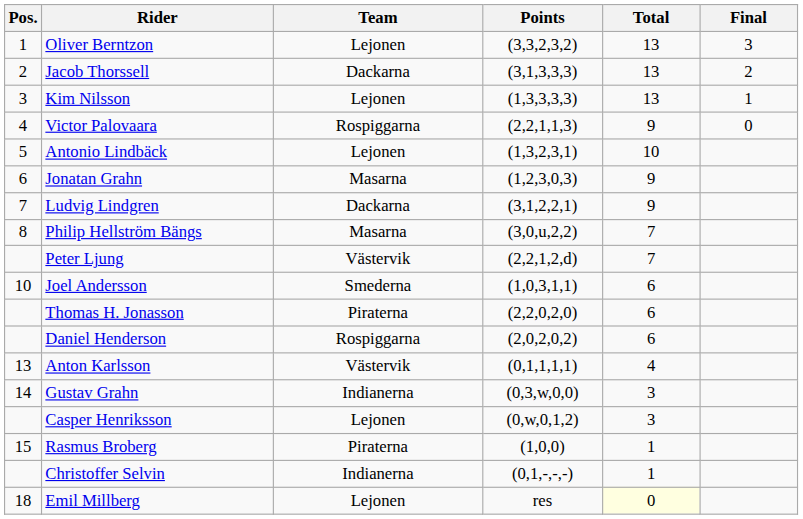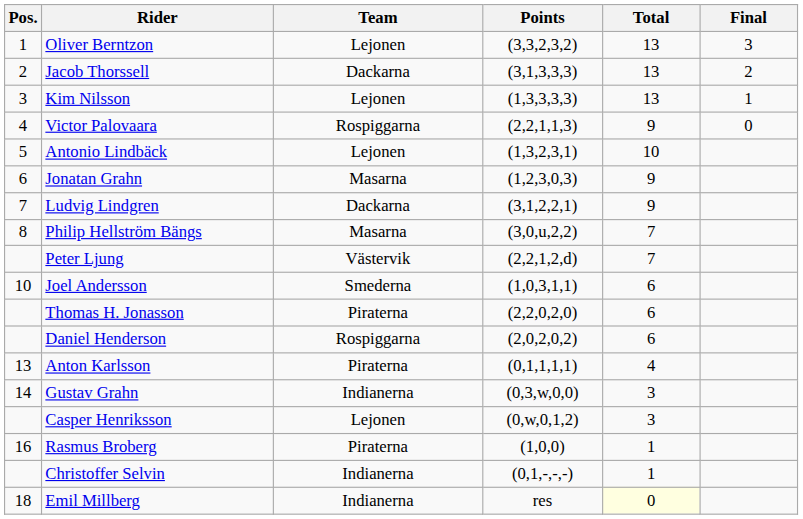(378, 366) Västervik -> (378, 366) Piraterna
(23, 446) 15 -> (23, 446) 16
(378, 500) Lejonen -> (378, 500) Indianerna
